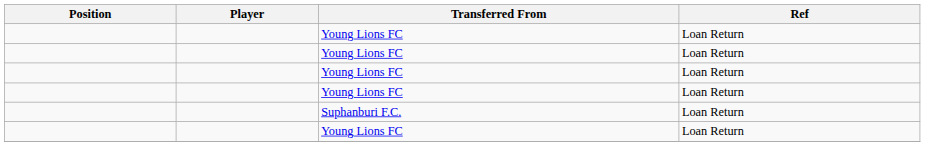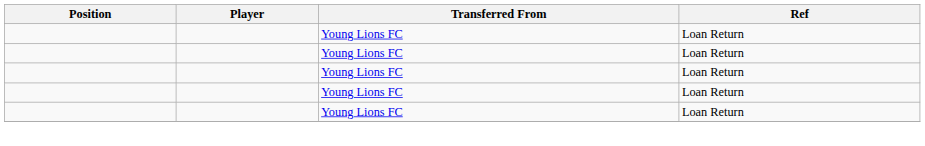- row: (90, 112)
